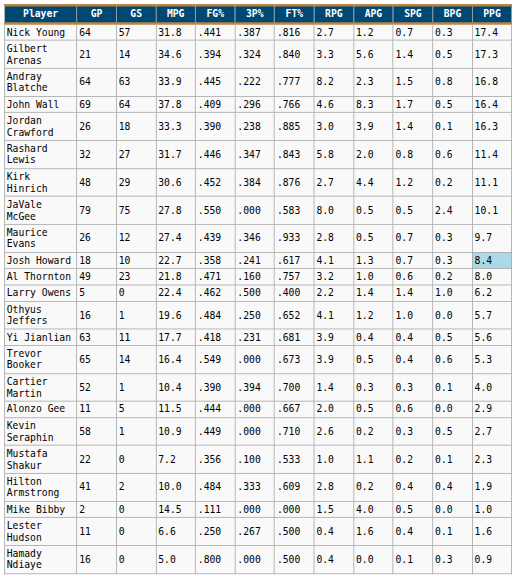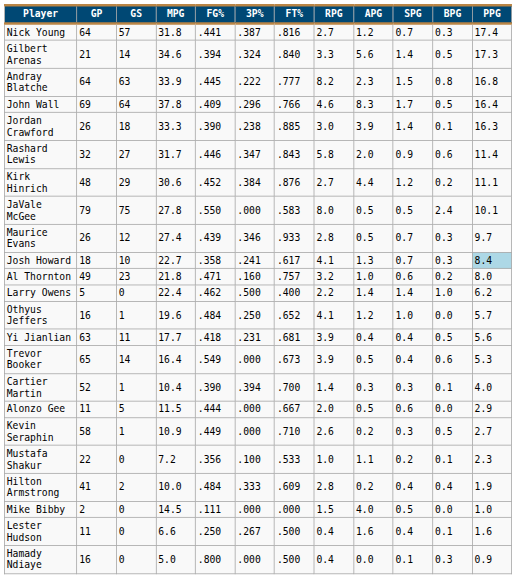(404, 154) 0.8 -> (404, 154) 0.9
